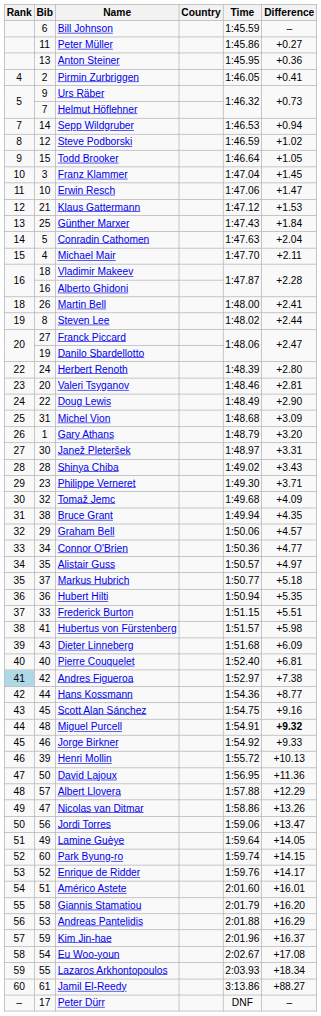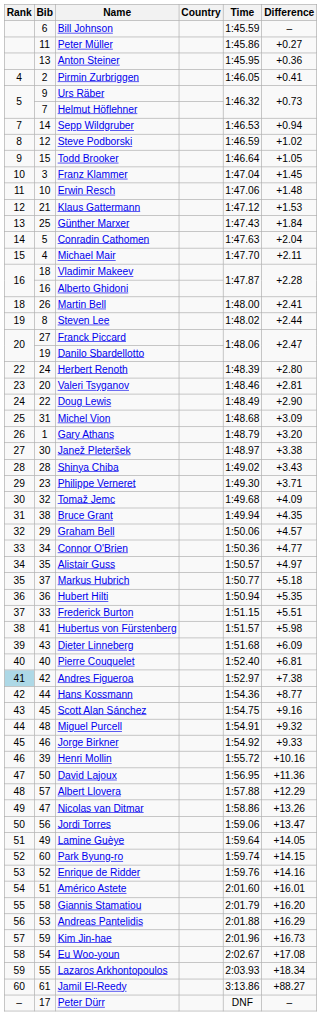(289, 191) +1.47 -> (289, 191) +1.48
(289, 451) +3.31 -> (289, 451) +3.38
(289, 727) bold -> (289, 727) normal
(289, 759) +10.13 -> (289, 759) +10.16
(289, 873) +14.17 -> (289, 873) +14.16
(289, 938) +16.37 -> (289, 938) +16.73
